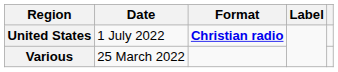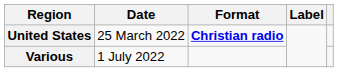(131, 35) 1 July 2022 -> (141, 35) 25 March 2022
(141, 56) 25 March 2022 -> (131, 56) 1 July 2022
